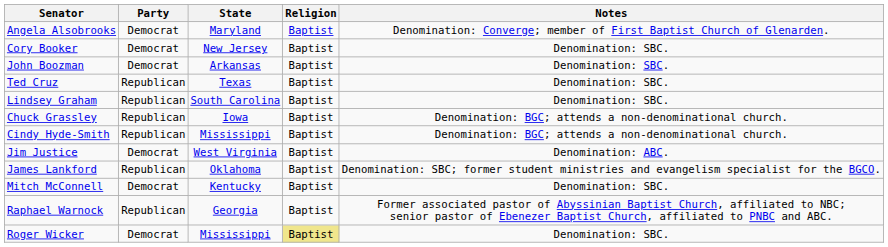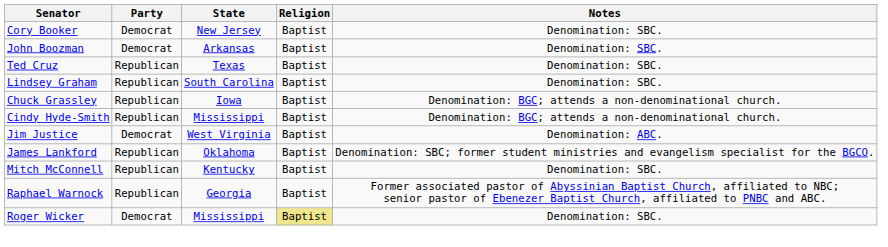- row: (62, 30)
(153, 187) Democrat -> (147, 169) Republican
